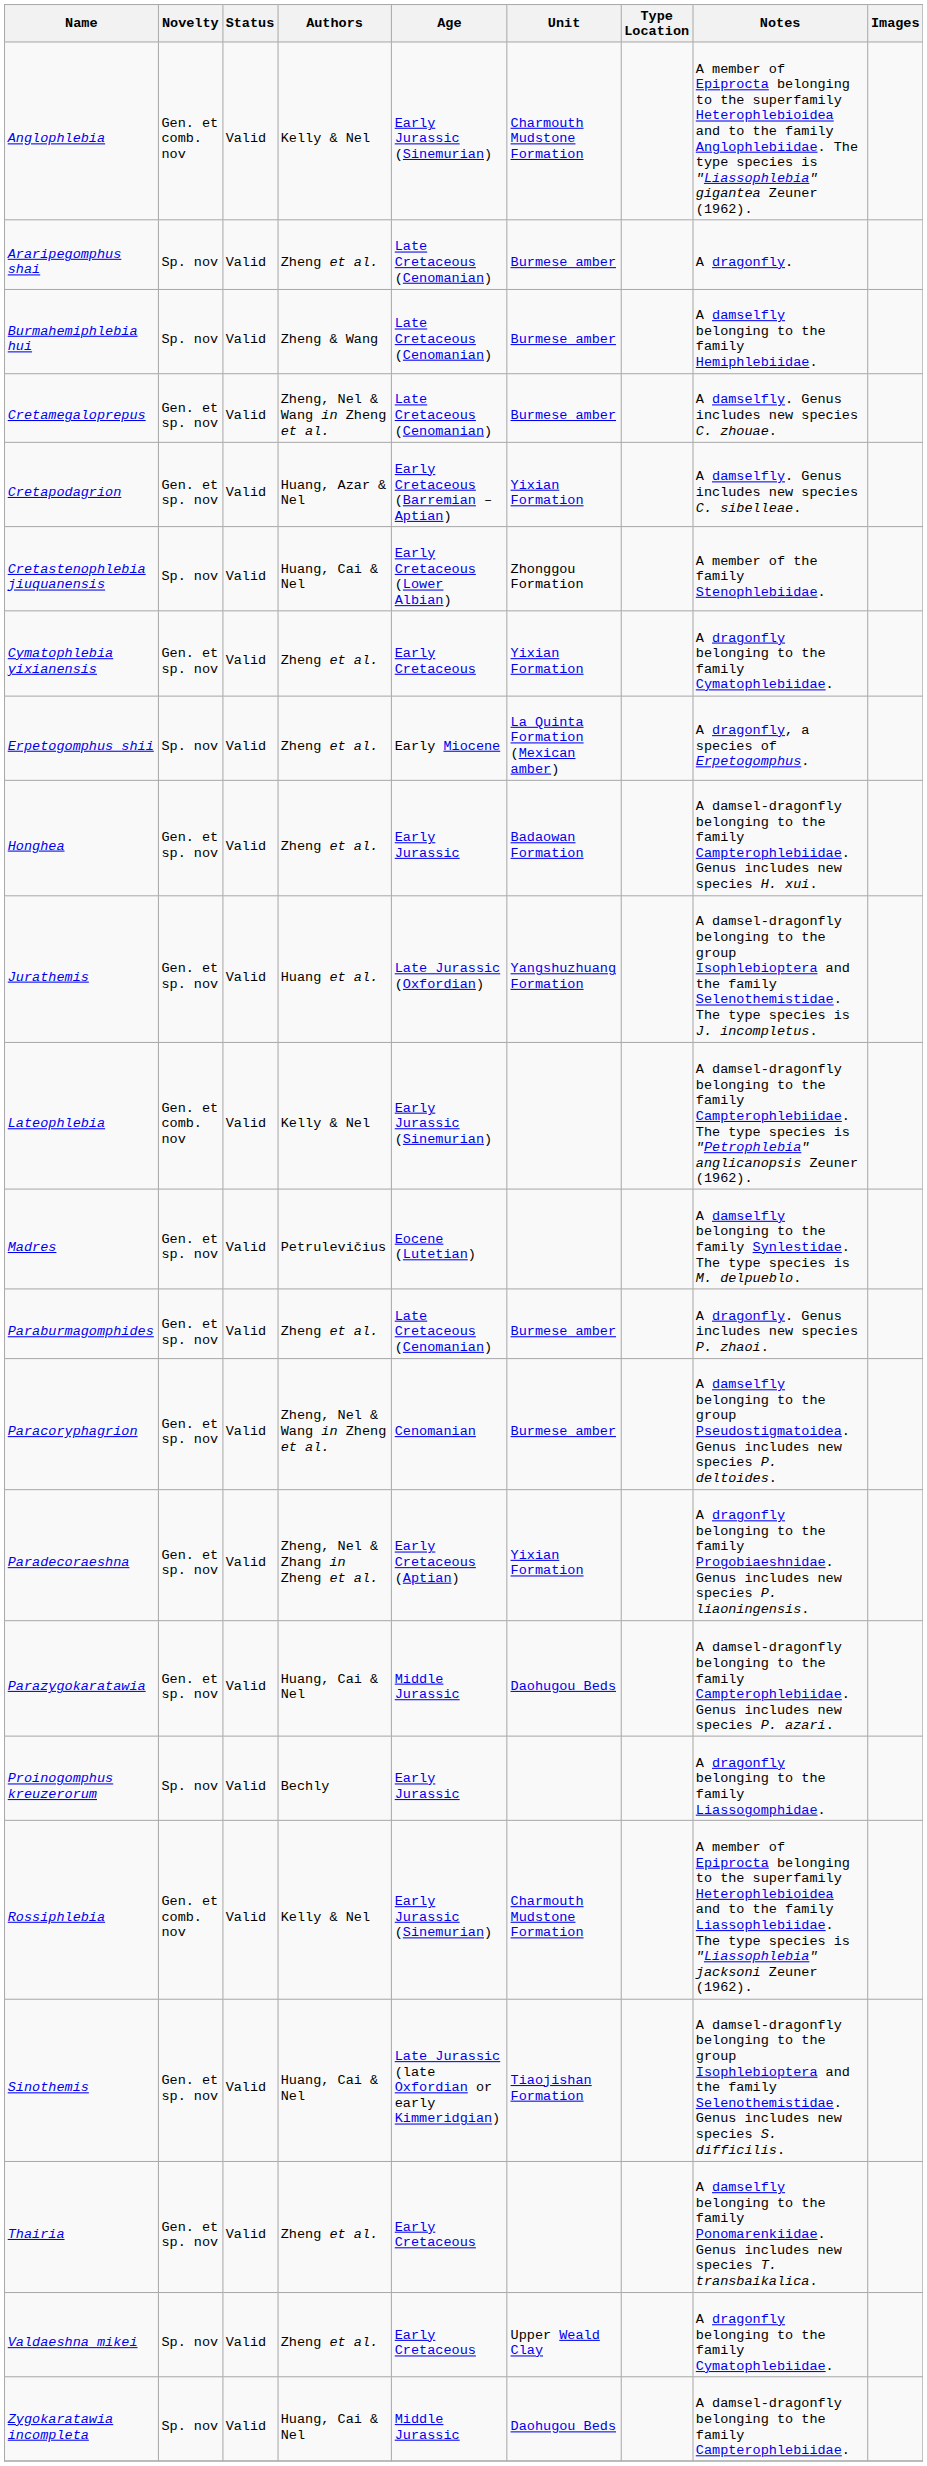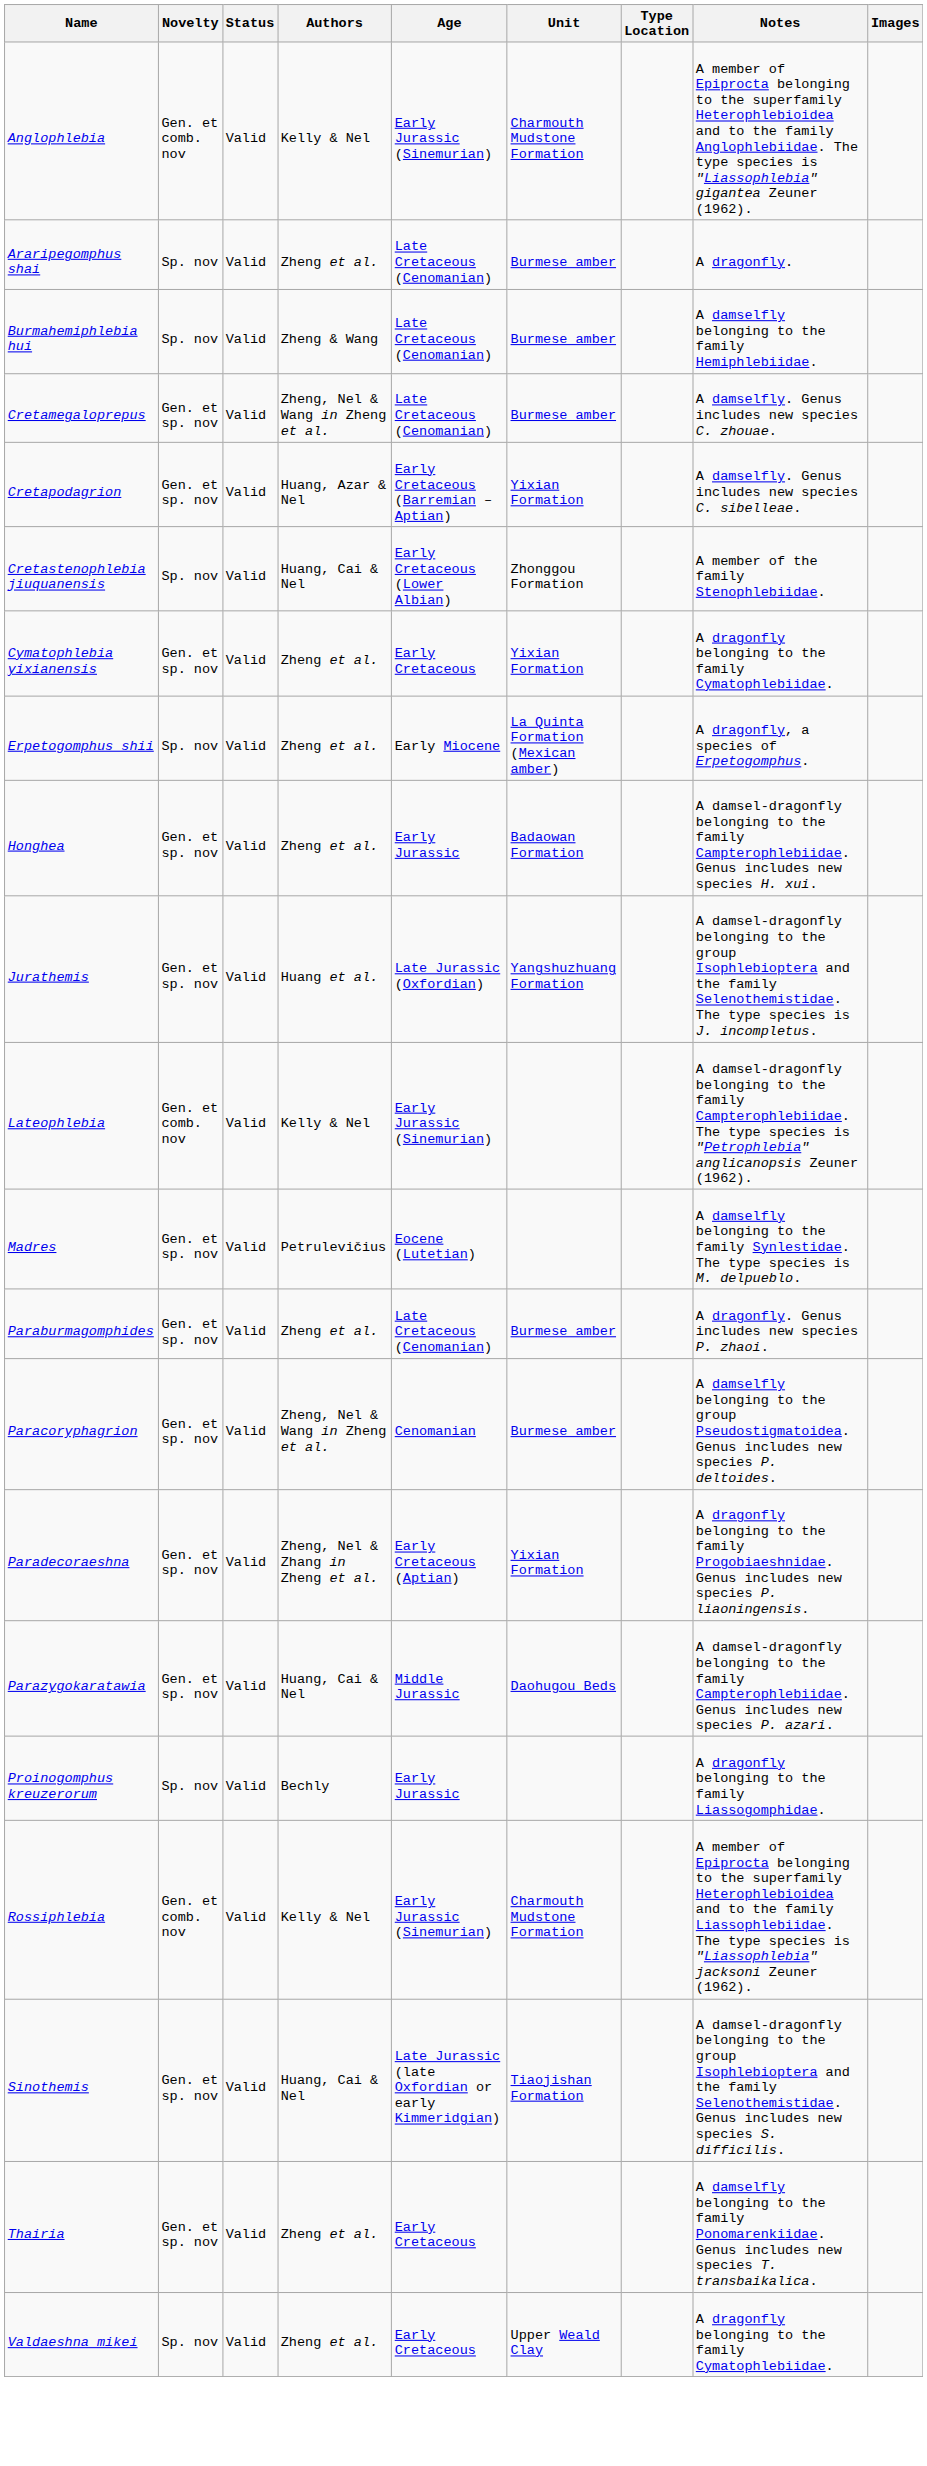- row: (60, 2427)
